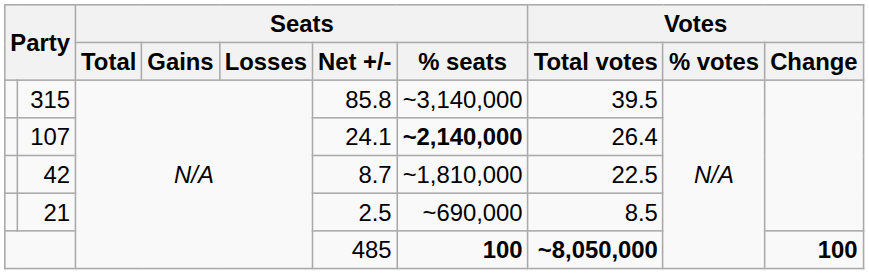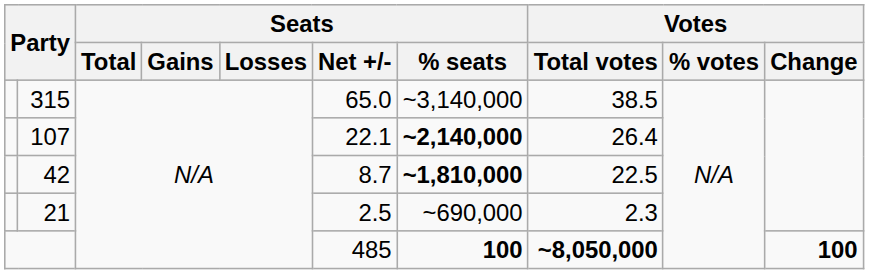(368, 99) 85.8 -> (368, 99) 65.0
(635, 99) 39.5 -> (635, 99) 38.5
(368, 137) 24.1 -> (368, 137) 22.1
(463, 175) normal -> (463, 175) bold
(641, 213) 8.5 -> (641, 213) 2.3
